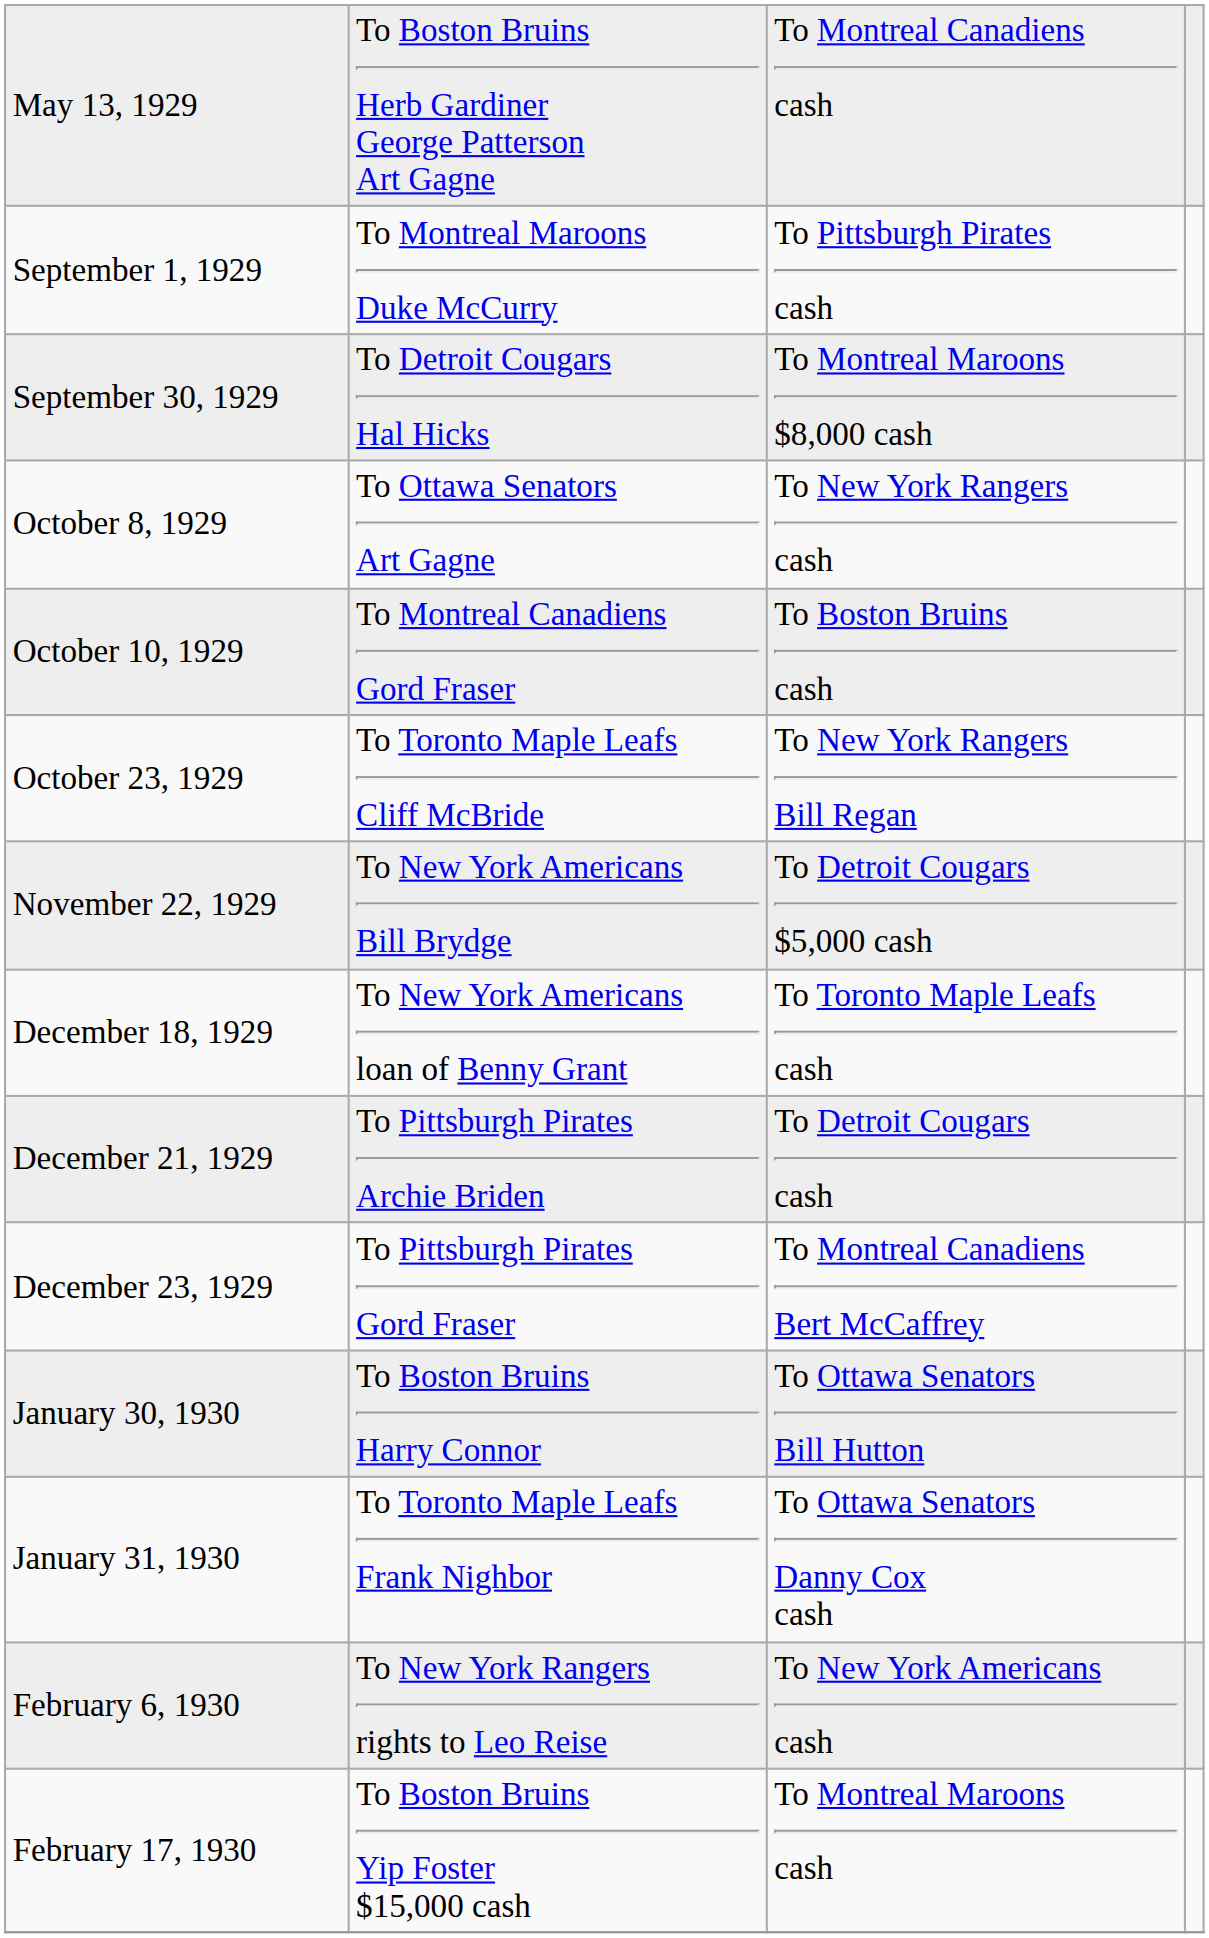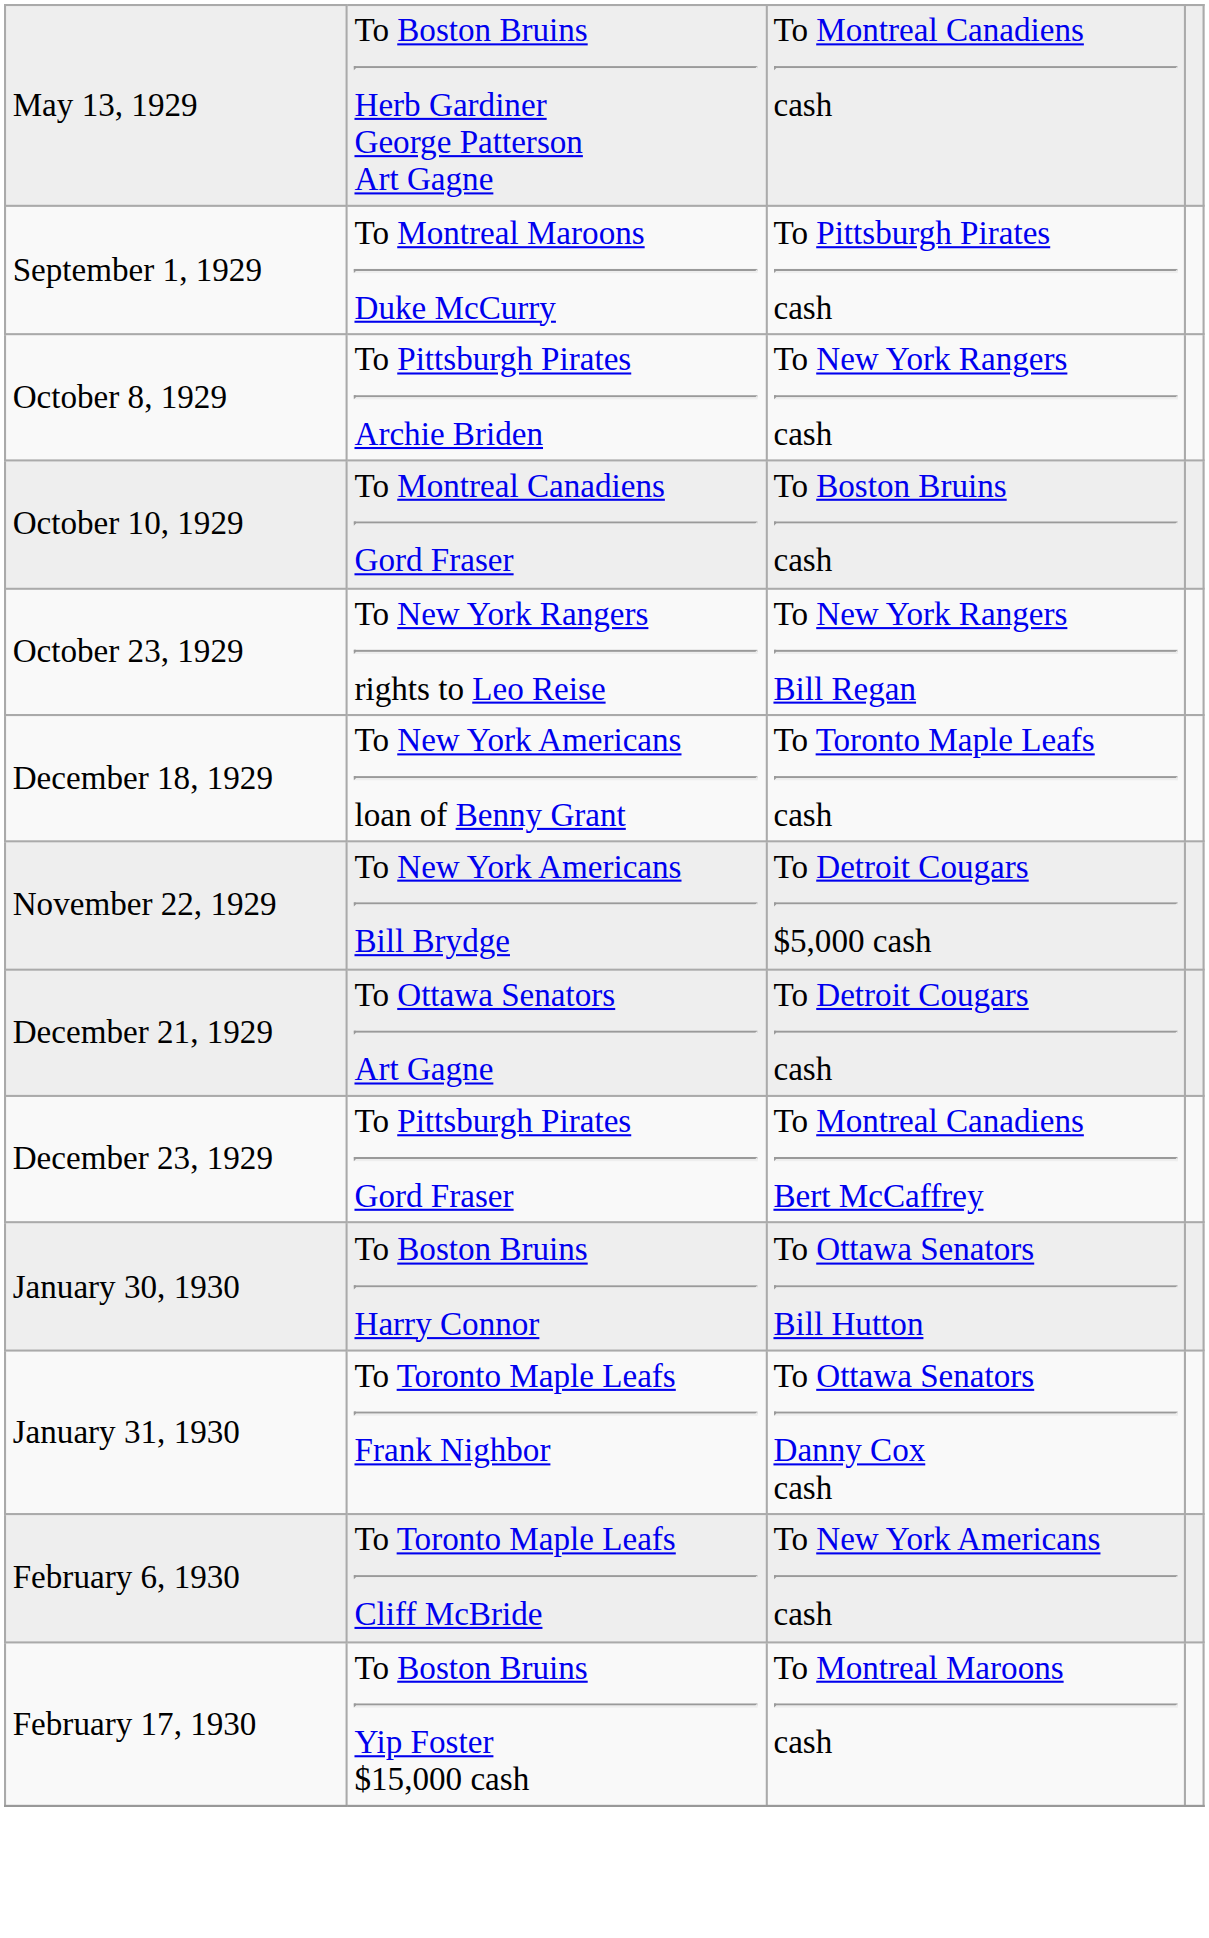- row: (146, 396)
(558, 523) To Ottawa Senators Art Gagne -> (556, 396) To Pittsburgh Pirates Archie Briden
(558, 777) To Toronto Maple Leafs Cliff McBride -> (556, 650) To New York Rangers rights to Leo Reise
rows swapped: (145, 904) <-> (143, 1031)
(558, 1158) To Pittsburgh Pirates Archie Briden -> (556, 1031) To Ottawa Senators Art Gagne
(558, 1704) To New York Rangers rights to Leo Reise -> (556, 1577) To Toronto Maple Leafs Cliff McBride
